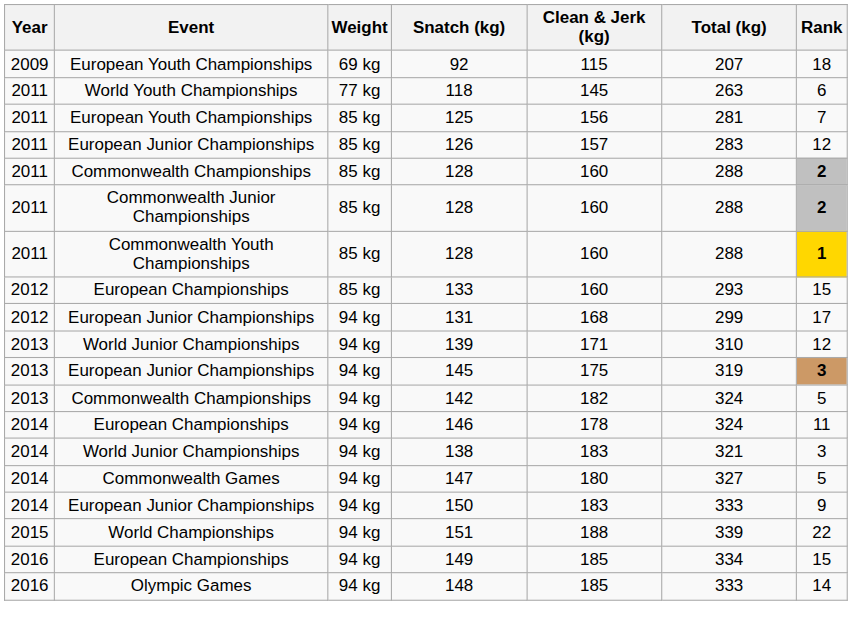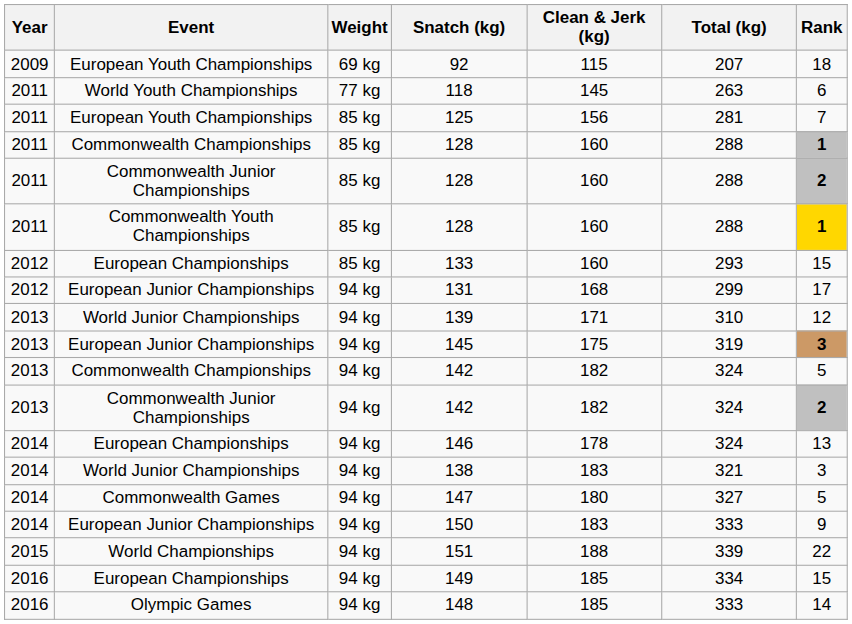- row: (191, 144)
(822, 171) 2 -> (822, 144) 1
+ row: (191, 407)
(822, 424) 11 -> (822, 443) 13
